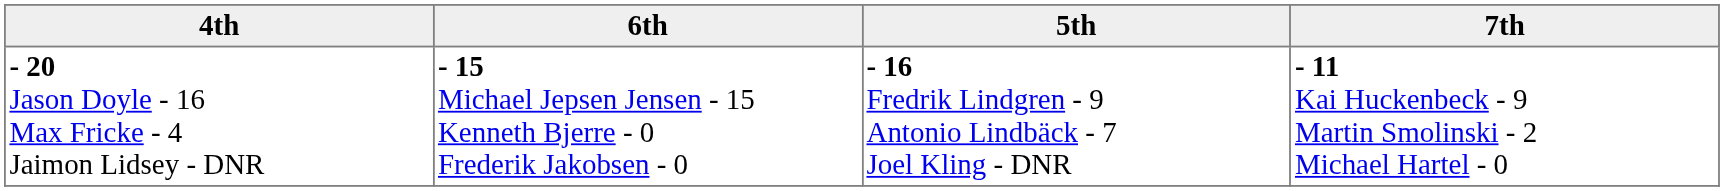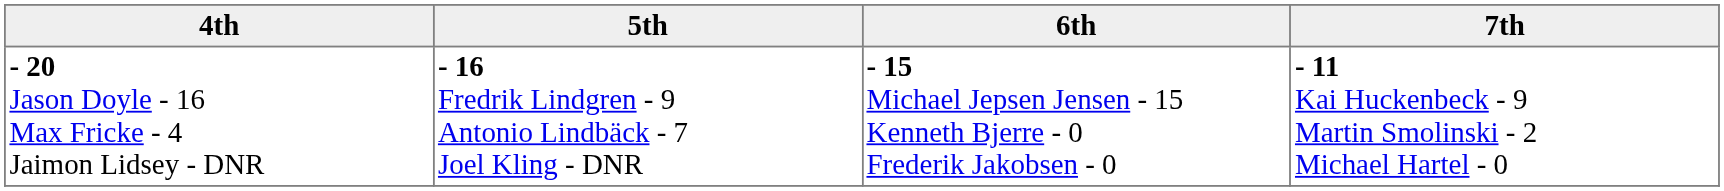columns swapped: (1076, 25) <-> (648, 25)
